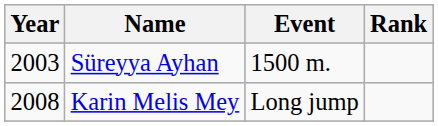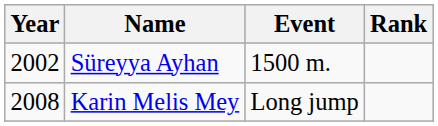(35, 62) 2003 -> (35, 62) 2002
